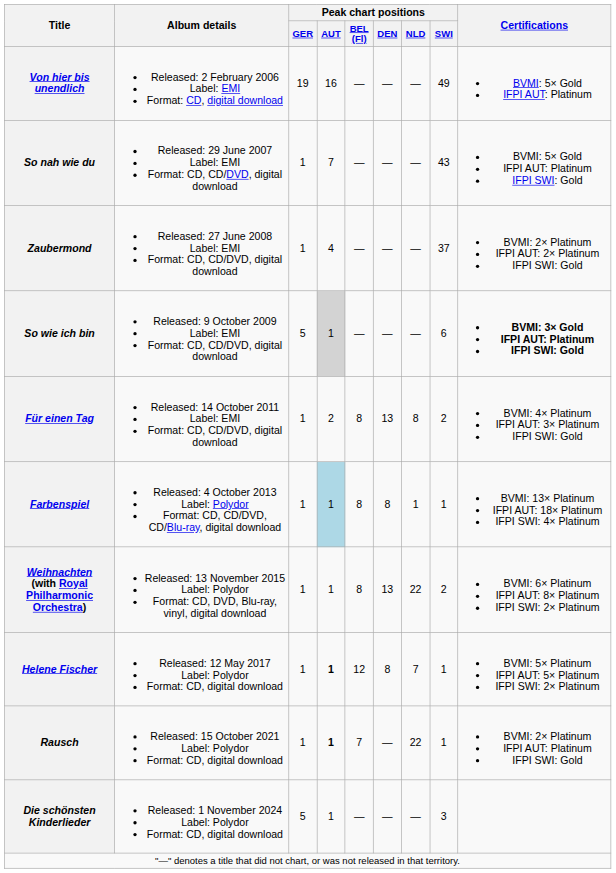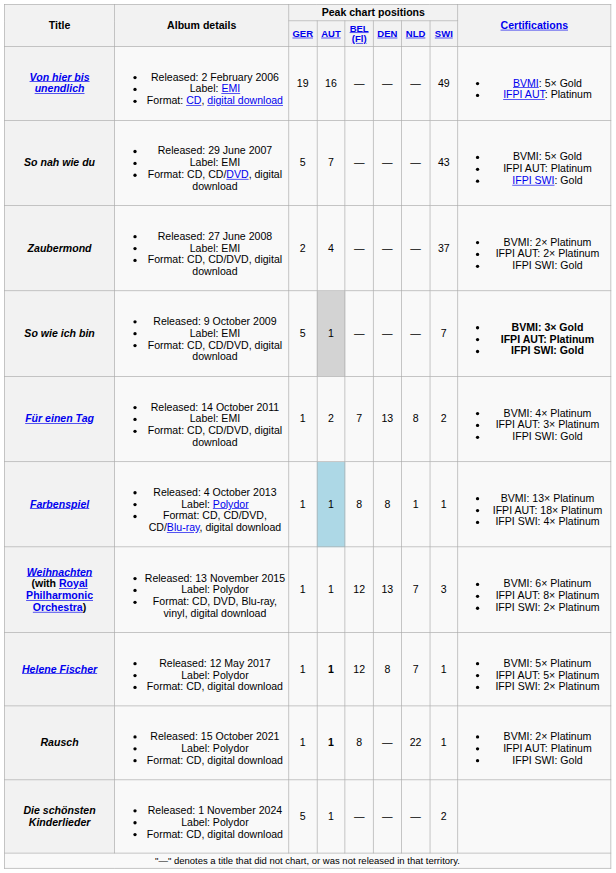(303, 163) 1 -> (303, 163) 5
(303, 248) 1 -> (303, 248) 2
(444, 333) 6 -> (444, 333) 7
(359, 419) 8 -> (359, 419) 7
(359, 589) 8 -> (359, 589) 12
(416, 589) 22 -> (416, 589) 7
(444, 589) 2 -> (444, 589) 3
(359, 742) 7 -> (359, 742) 8
(444, 816) 3 -> (444, 816) 2
